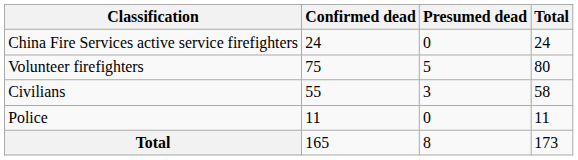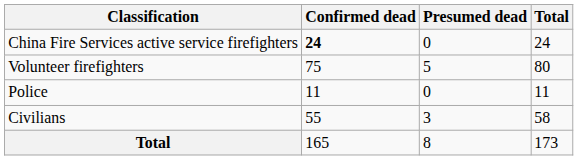(313, 42) normal -> (313, 42) bold
rows swapped: (28, 117) <-> (37, 92)
